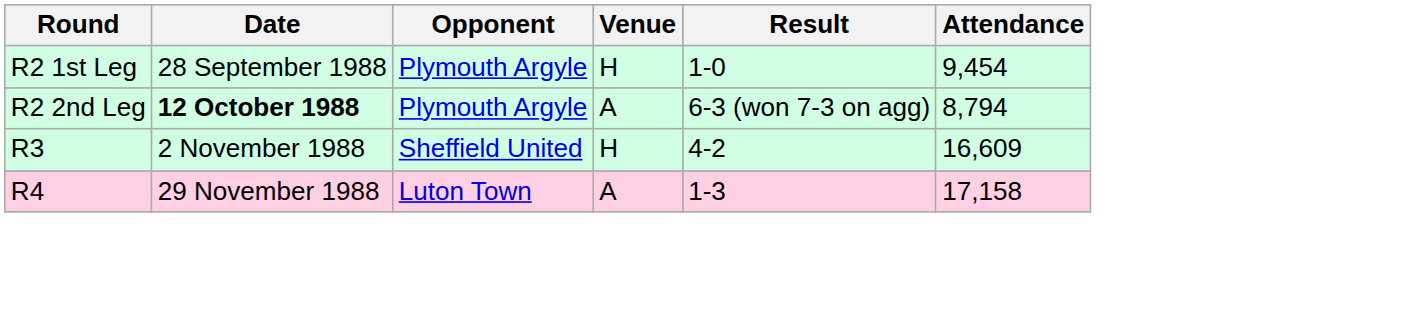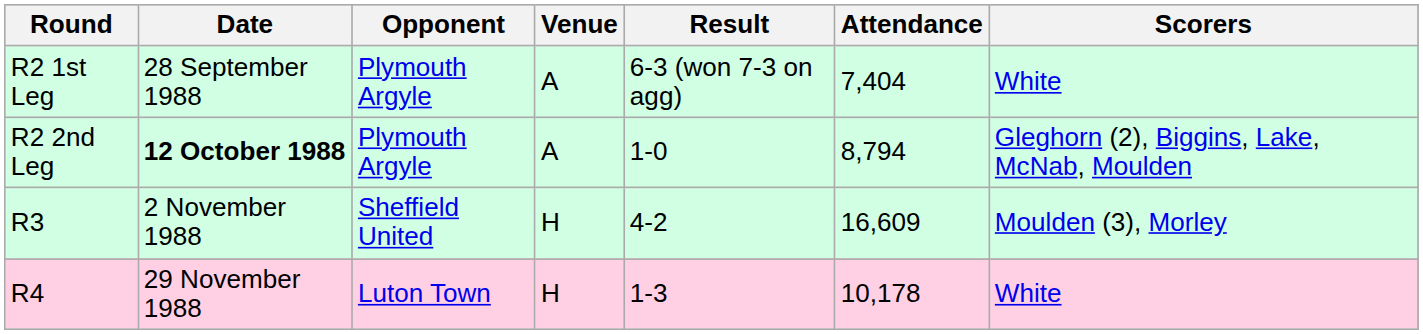+ column: (1203, 25)
(609, 66) H -> (550, 81) A
(707, 66) 1-0 -> (721, 81) 6-3 (won 7-3 on agg)
(975, 66) 9,454 -> (873, 81) 7,404
(809, 107) 6-3 (won 7-3 on agg) -> (649, 151) 1-0
(608, 190) A -> (550, 293) H
(982, 190) 17,158 -> (881, 293) 10,178
